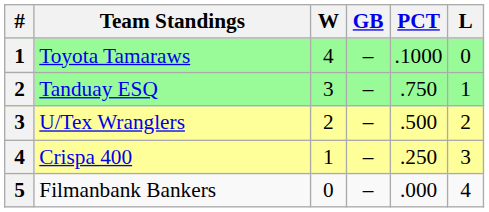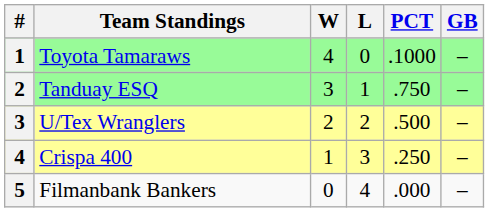columns swapped: (466, 21) <-> (368, 21)
